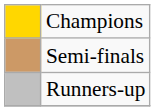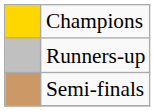rows swapped: (96, 88) <-> (95, 55)
